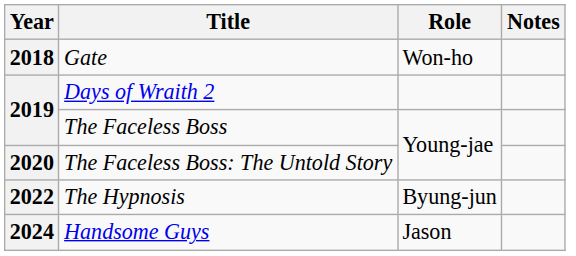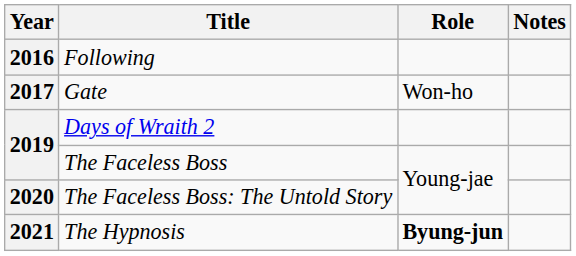+ row: (110, 57)
(32, 57) 2018 -> (32, 92) 2017
(32, 197) 2022 -> (32, 232) 2021
(450, 197) normal -> (453, 232) bold
- row: (137, 232)
